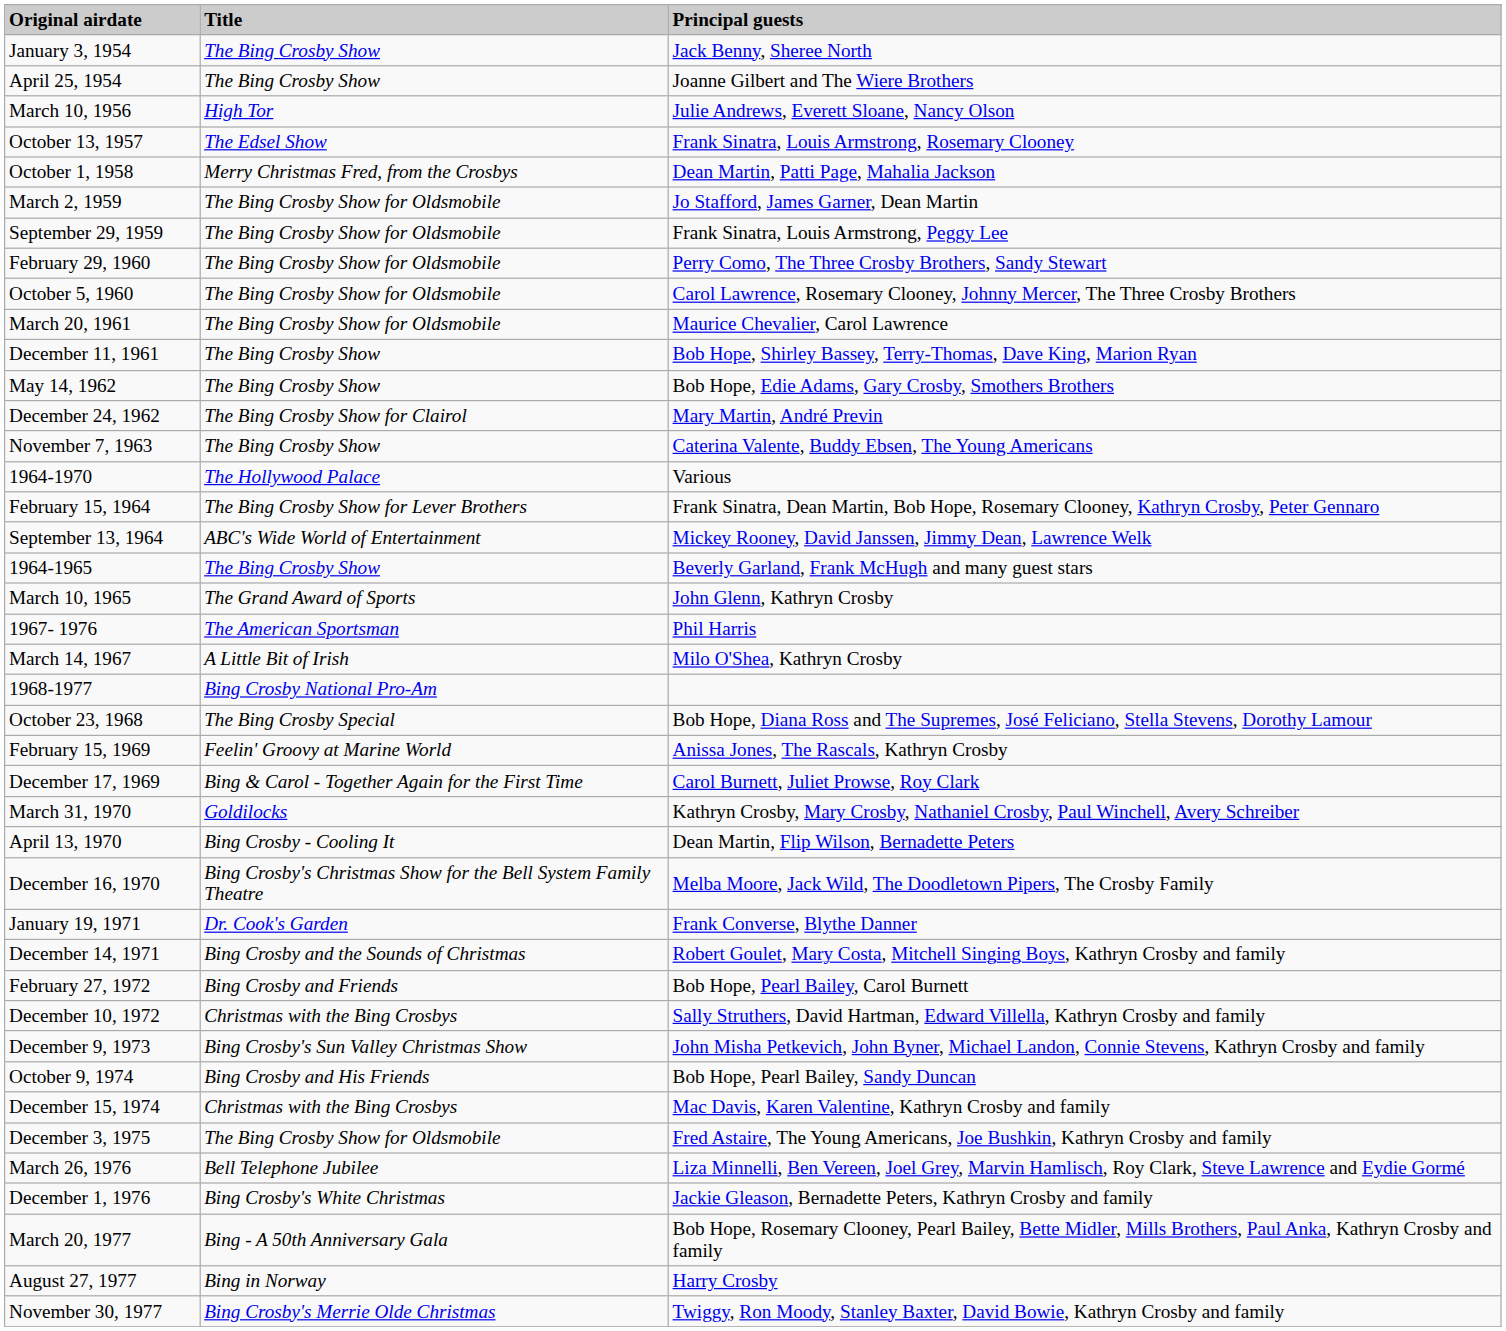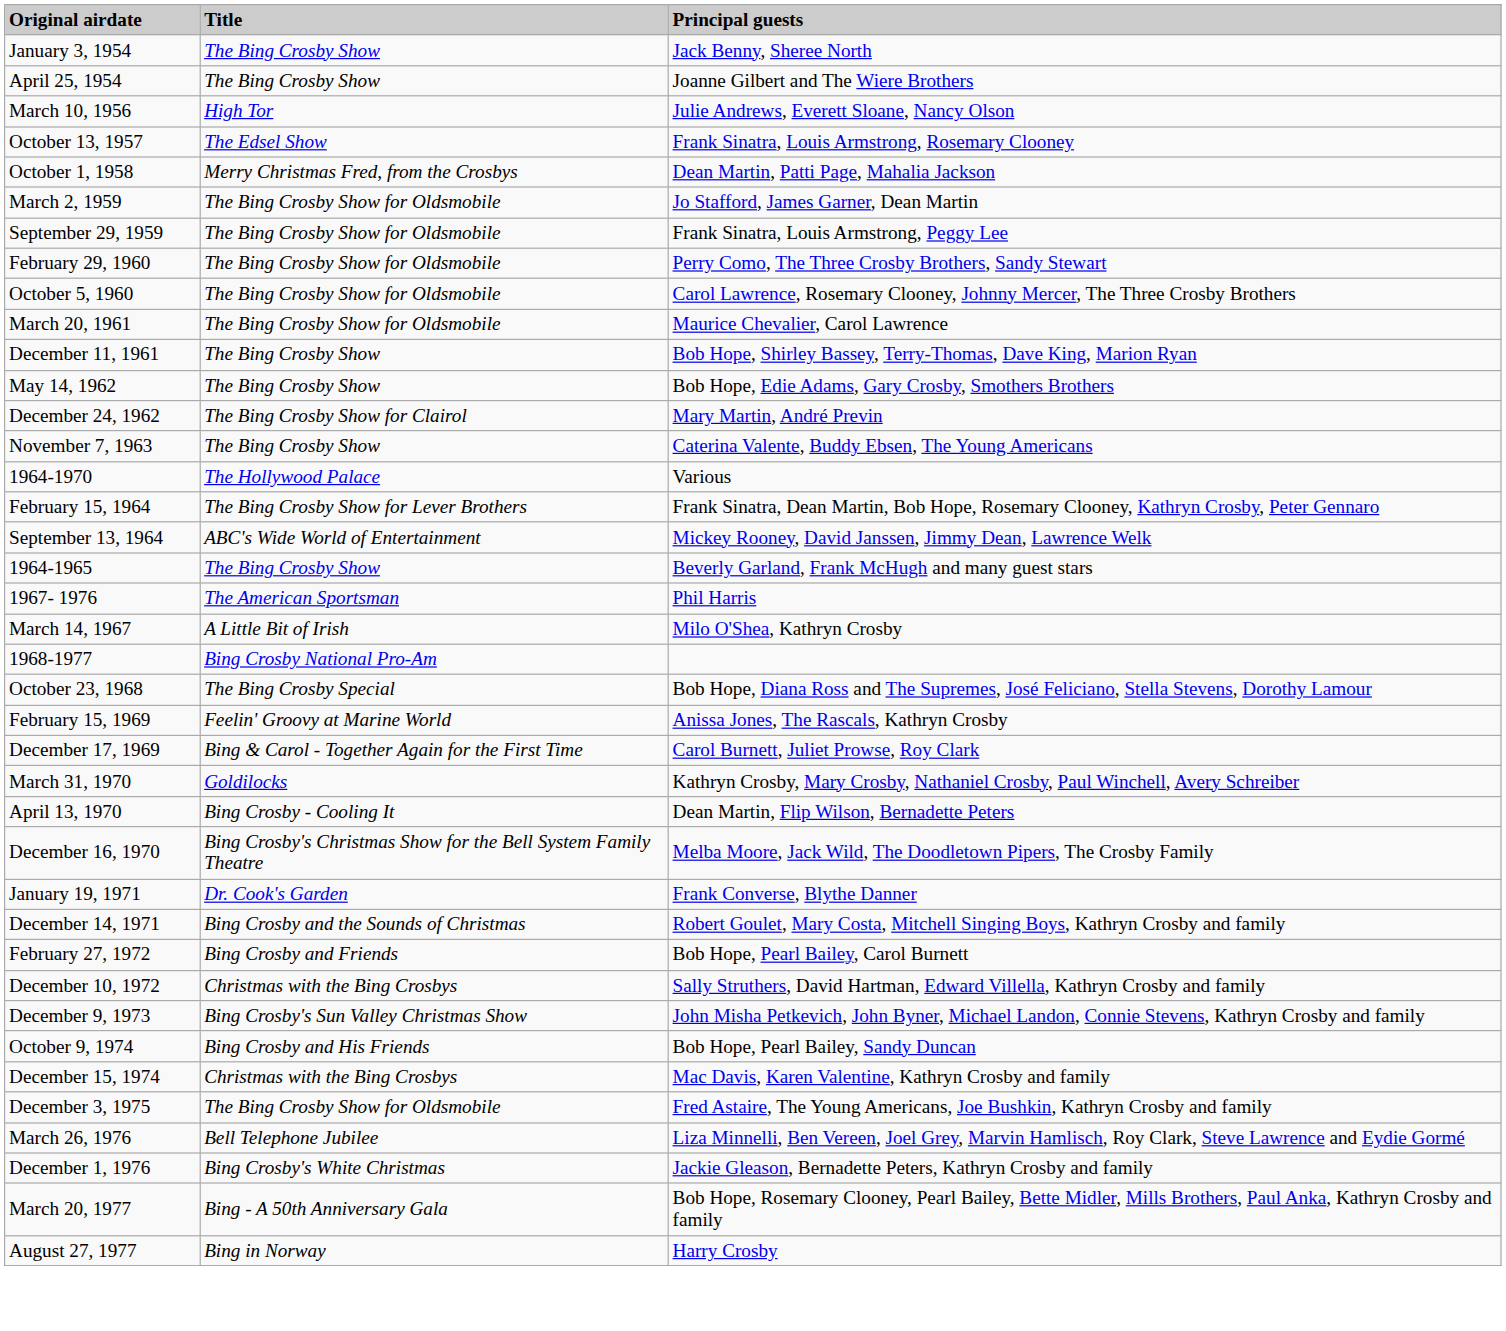- row: (70, 598)
- row: (86, 1311)
